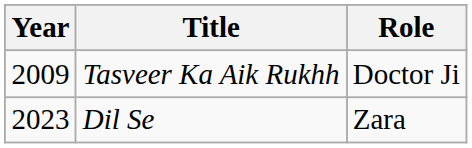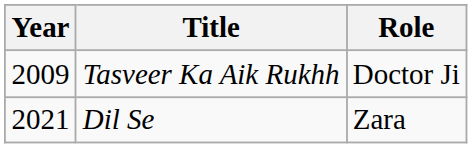(41, 119) 2023 -> (41, 119) 2021
